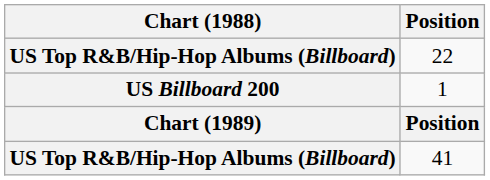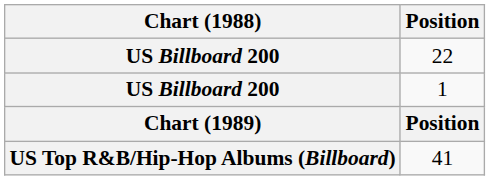(203, 55) US Top R&B/Hip-Hop Albums (Billboard) -> (203, 55) US Billboard 200
